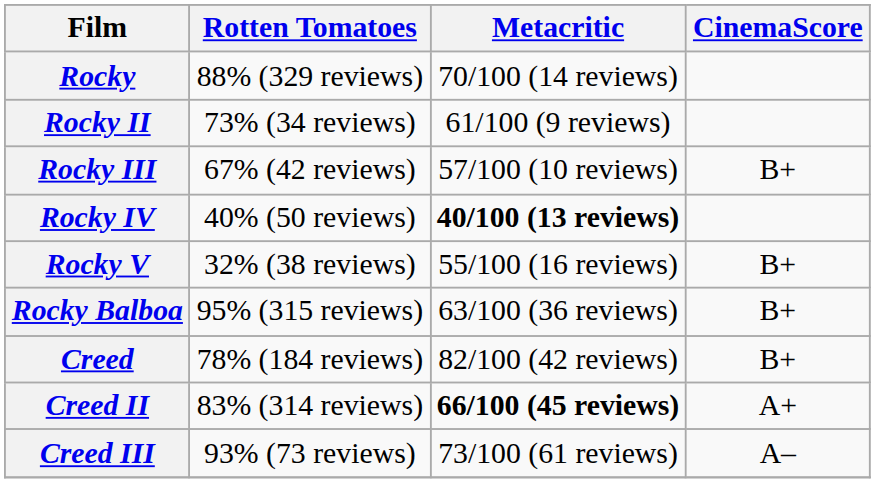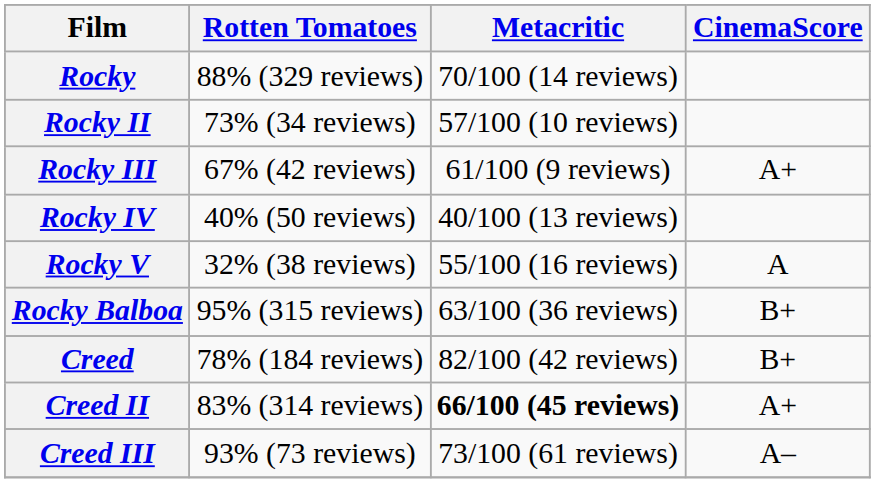(558, 122) 61/100 (9 reviews) -> (558, 122) 57/100 (10 reviews)
(558, 169) 57/100 (10 reviews) -> (558, 169) 61/100 (9 reviews)
(778, 169) B+ -> (778, 169) A+
(558, 216) bold -> (558, 216) normal
(778, 264) B+ -> (778, 264) A
